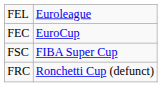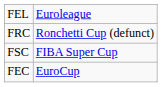rows swapped: (18, 33) <-> (19, 71)
